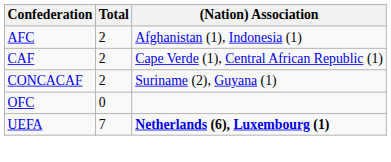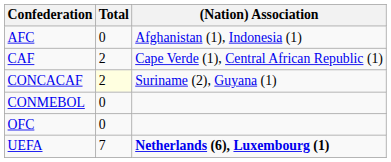(102, 37) 2 -> (102, 37) 0
(102, 80) no background -> (102, 80) lightyellow background
+ row: (46, 102)
